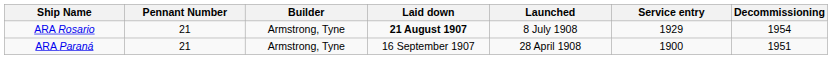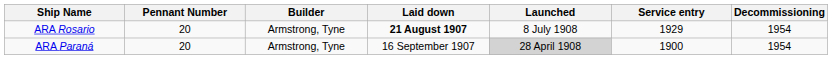(185, 29) 21 -> (185, 29) 20
(185, 46) 21 -> (185, 46) 20
(550, 46) no background -> (550, 46) lightgrey background
(779, 46) 1951 -> (779, 46) 1954
